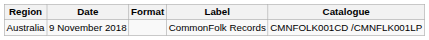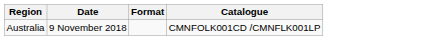- column: (217, 12)
